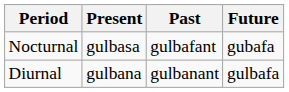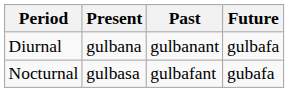rows swapped: (35, 73) <-> (43, 45)
